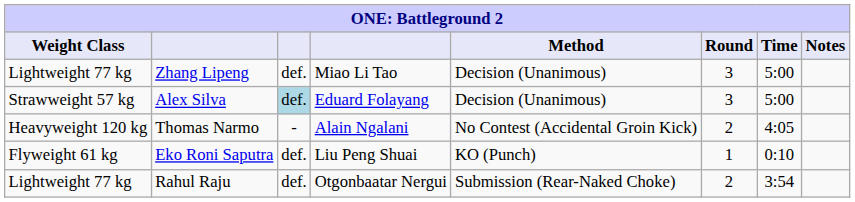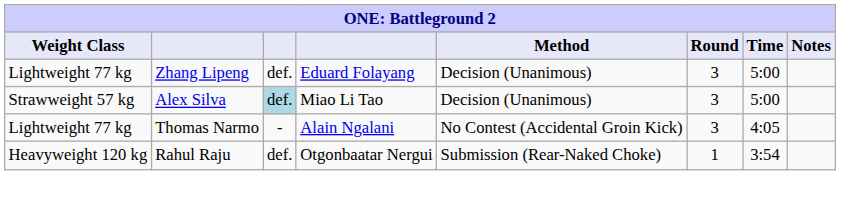(356, 72) Miao Li Tao -> (357, 72) Eduard Folayang
(372, 100) Eduard Folayang -> (342, 100) Miao Li Tao
(78, 127) Heavyweight 120 kg -> (70, 127) Lightweight 77 kg
(729, 127) 2 -> (715, 127) 3
- row: (214, 155)
(70, 182) Lightweight 77 kg -> (78, 155) Heavyweight 120 kg
(729, 182) 2 -> (715, 155) 1
